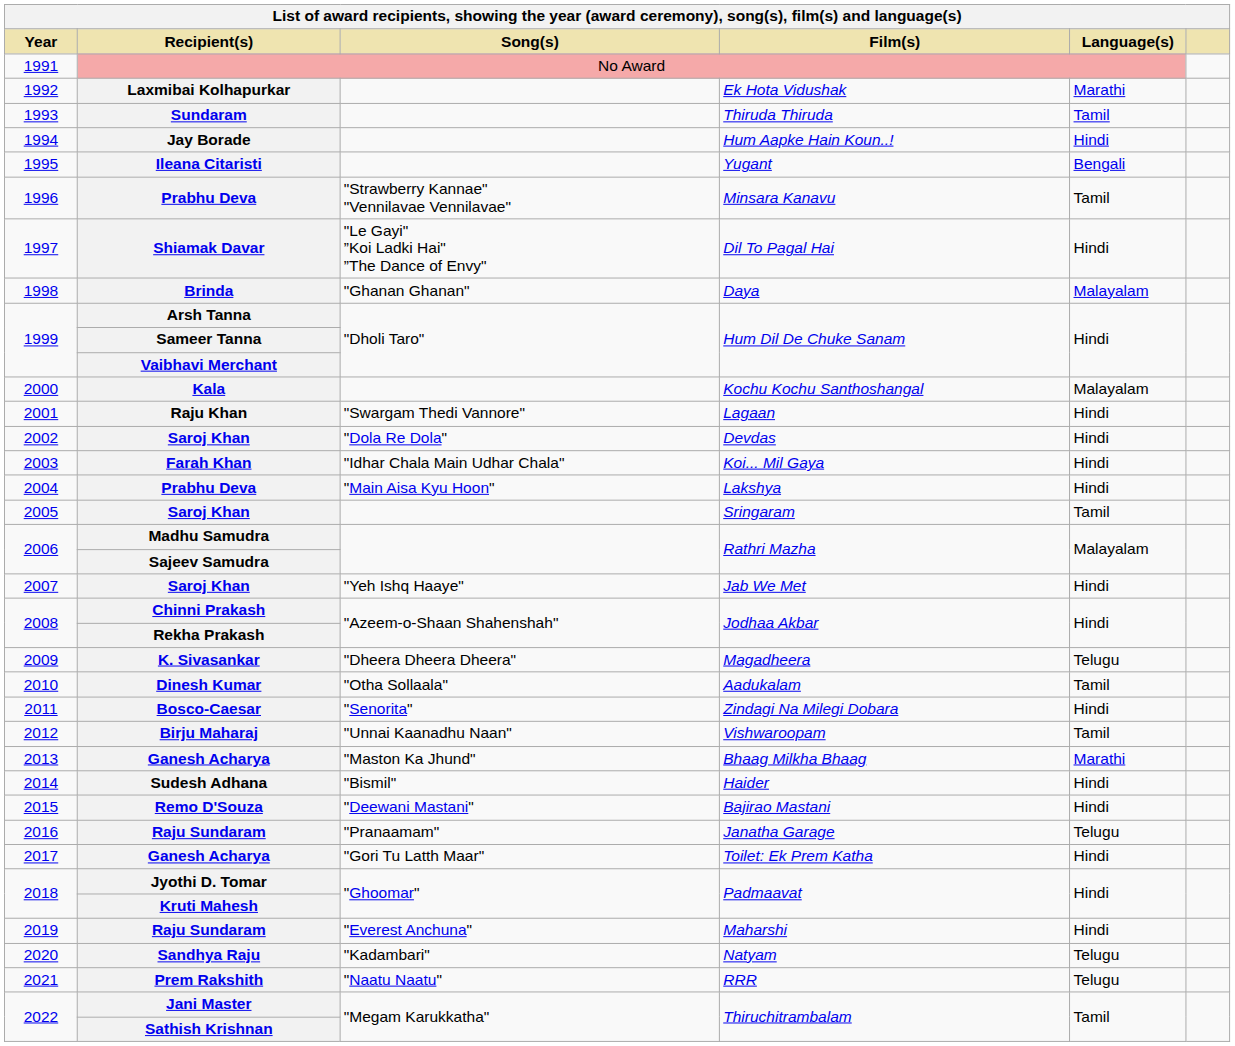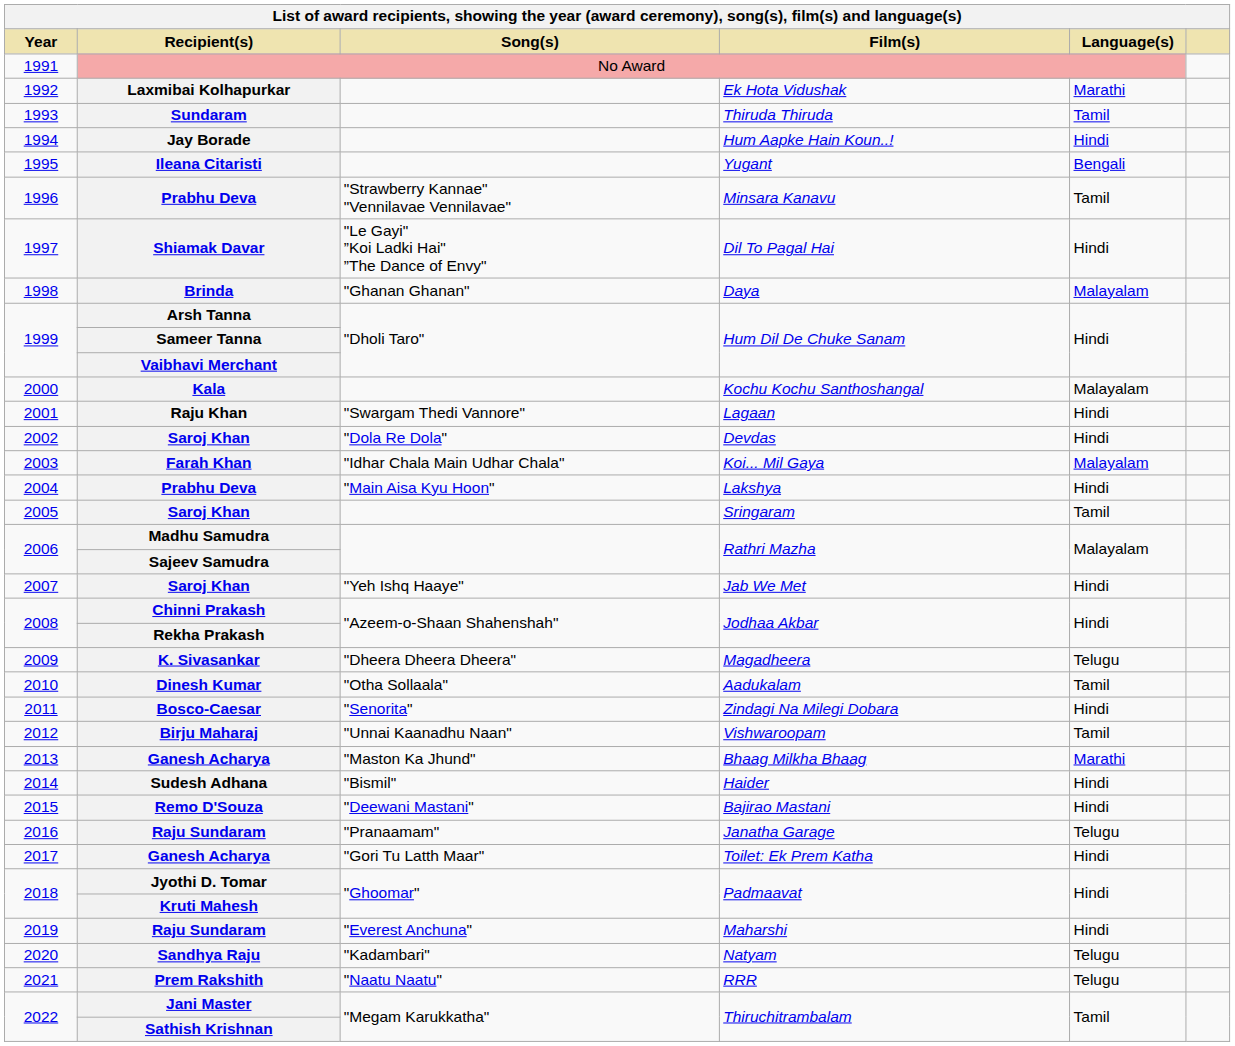(1091, 463) Hindi -> (1111, 463) Malayalam
